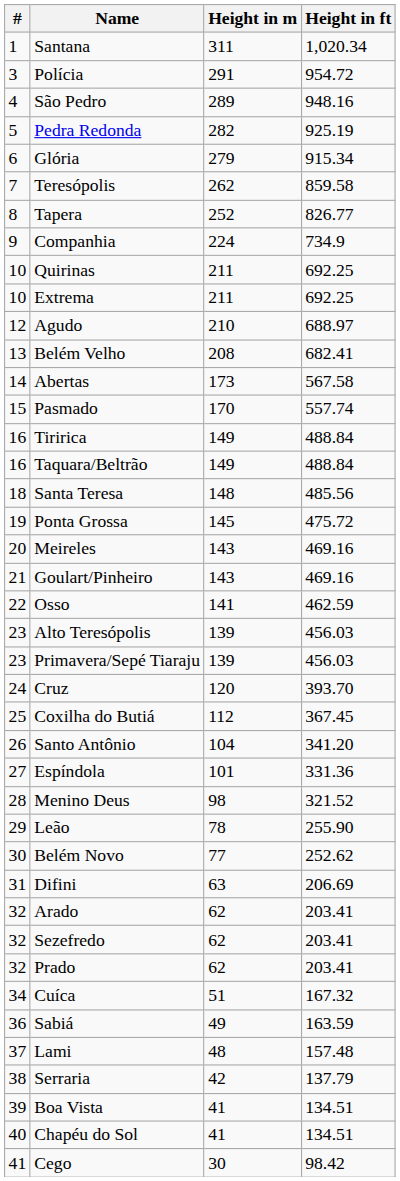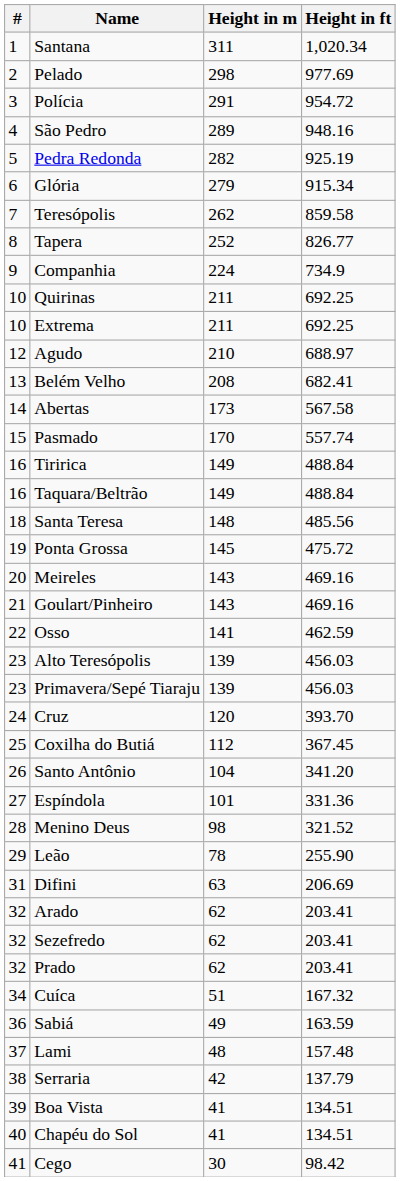+ row: (58, 74)
- row: (79, 855)
